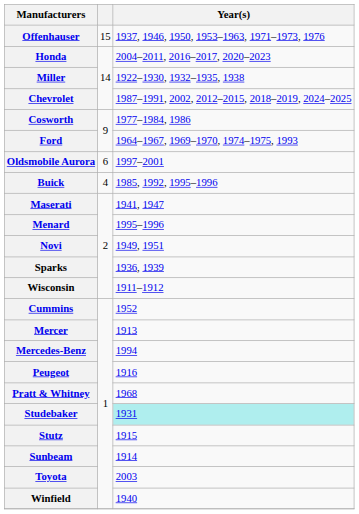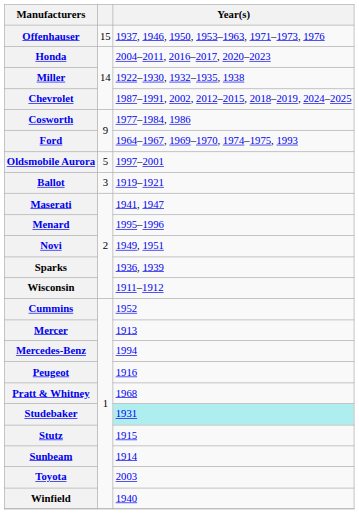(105, 162) 6 -> (105, 162) 5
- row: (51, 183)
+ row: (51, 183)
